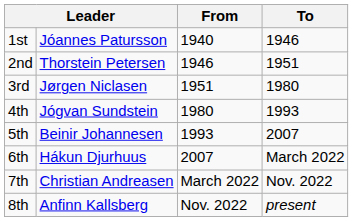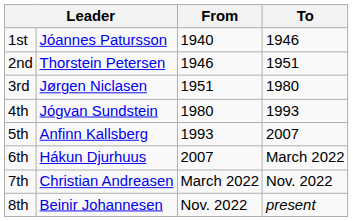(101, 134) Beinir Johannesen -> (94, 134) Anfinn Kallsberg
(94, 205) Anfinn Kallsberg -> (101, 205) Beinir Johannesen
